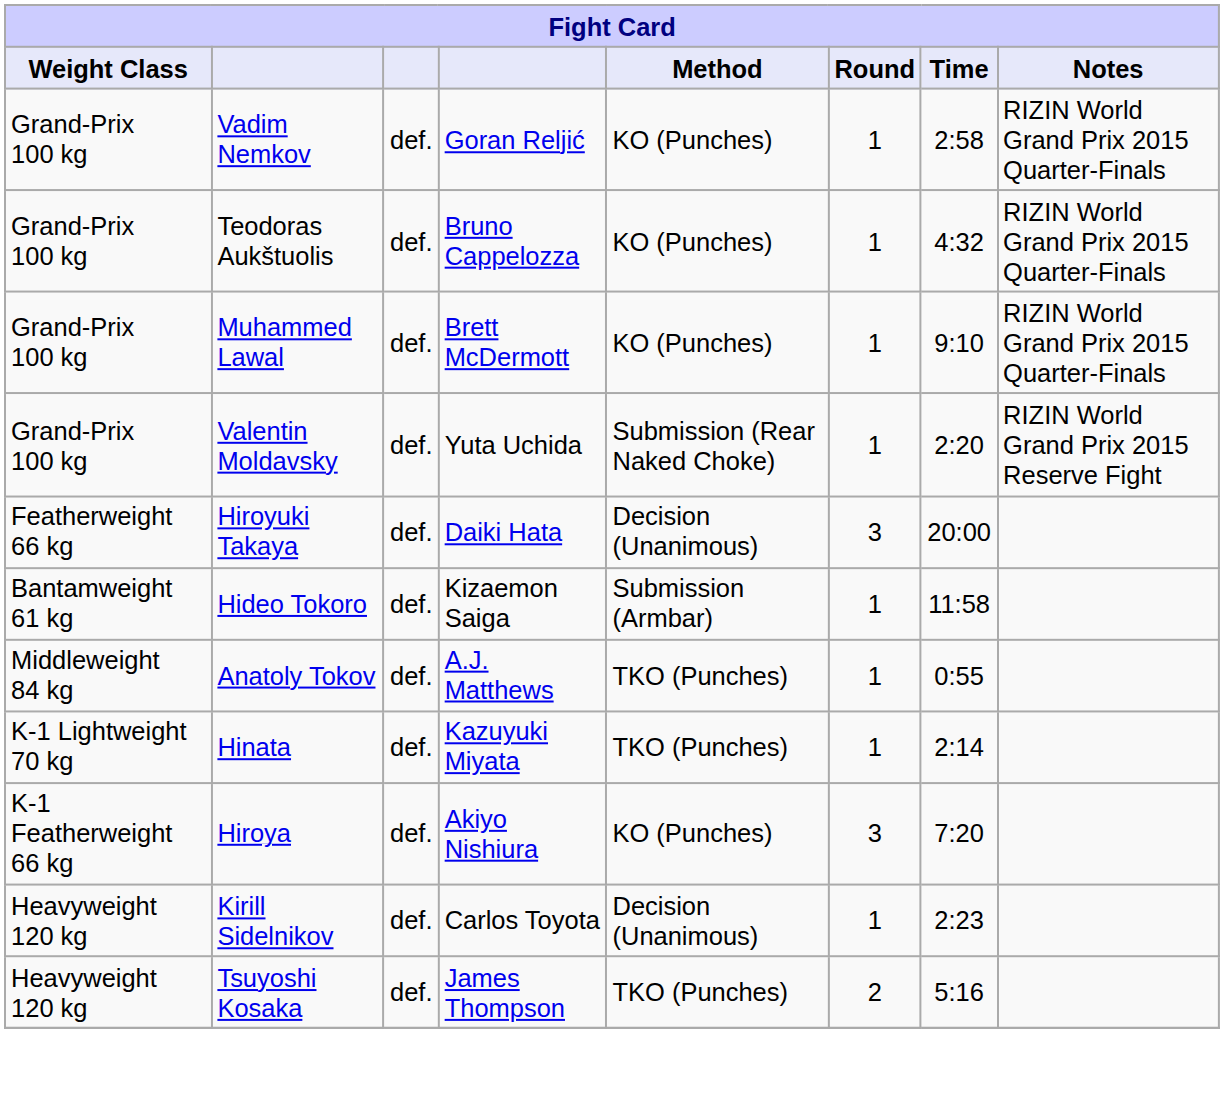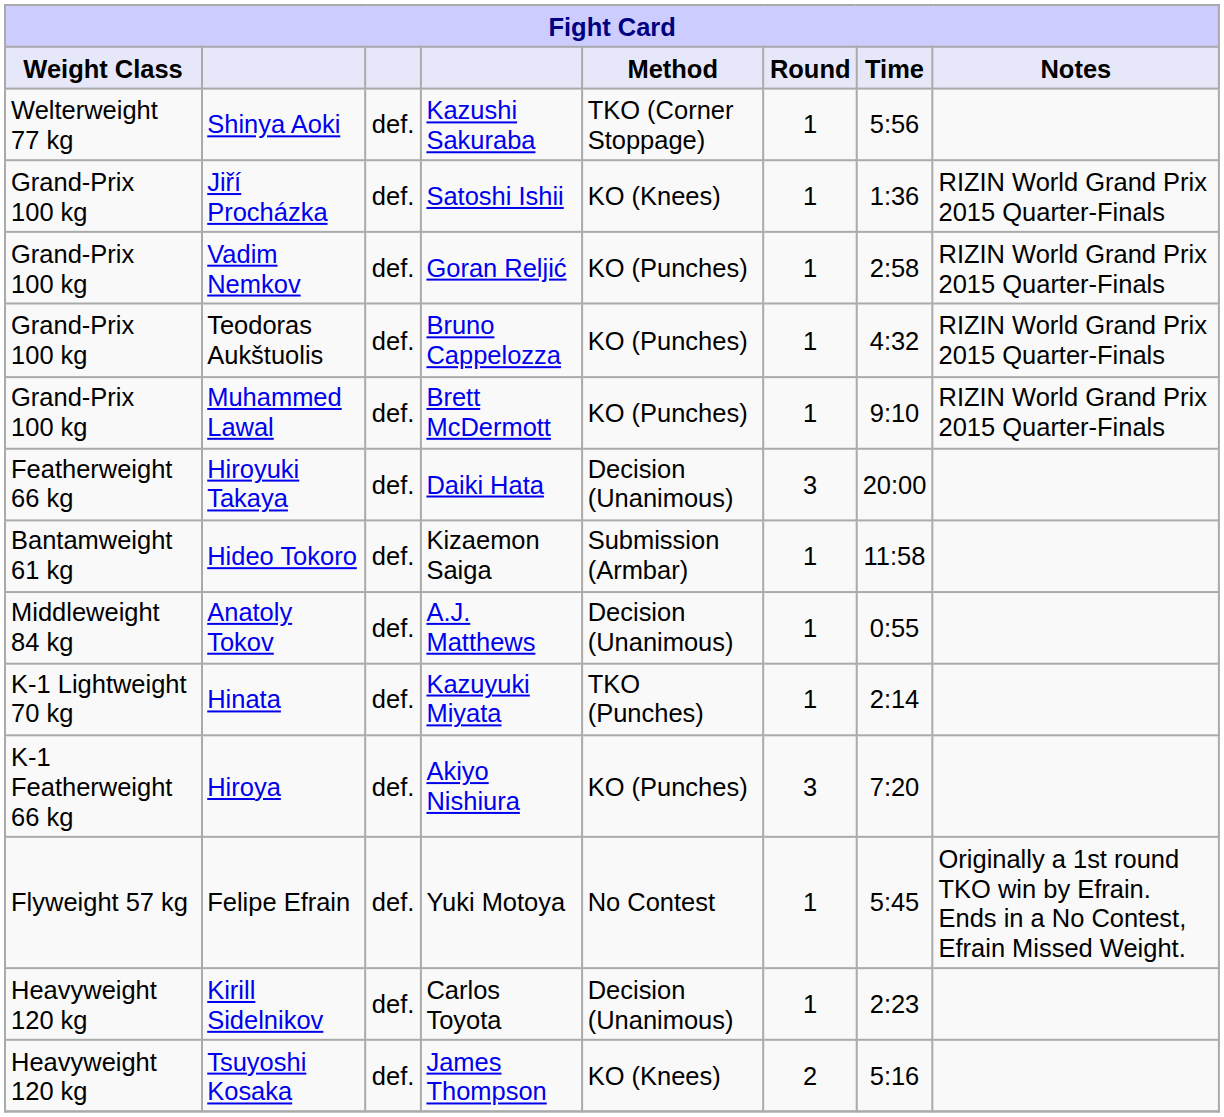+ row: (274, 125)
+ row: (267, 196)
- row: (278, 445)
(700, 675) TKO (Punches) -> (661, 627) Decision (Unanimous)
+ row: (279, 903)
(700, 992) TKO (Punches) -> (654, 1076) KO (Knees)
